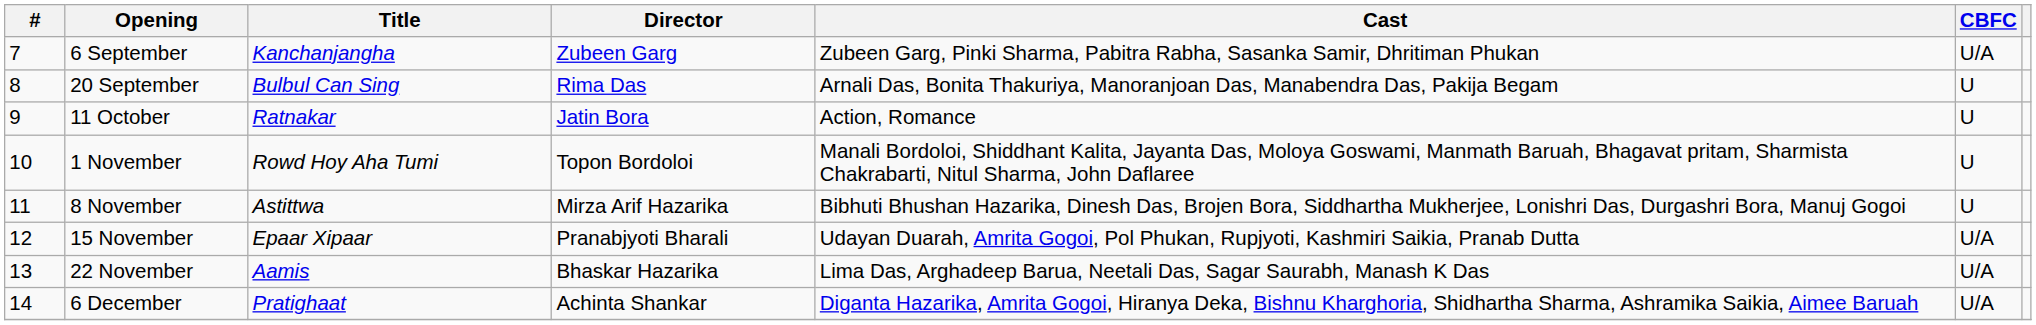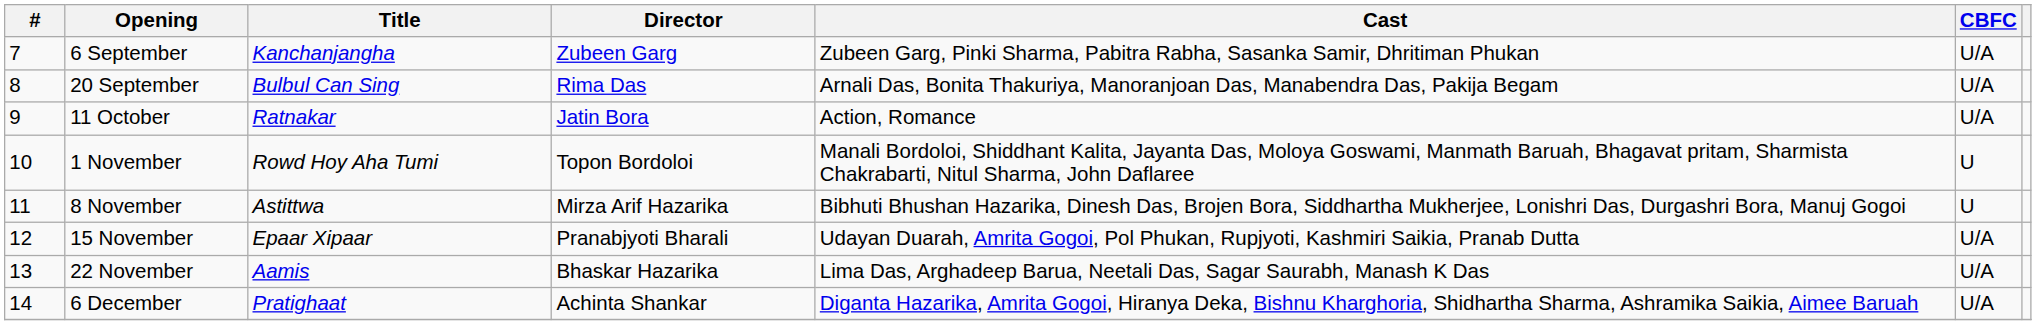(1967, 85) U -> (1977, 85) U/A
(1967, 118) U -> (1977, 118) U/A
